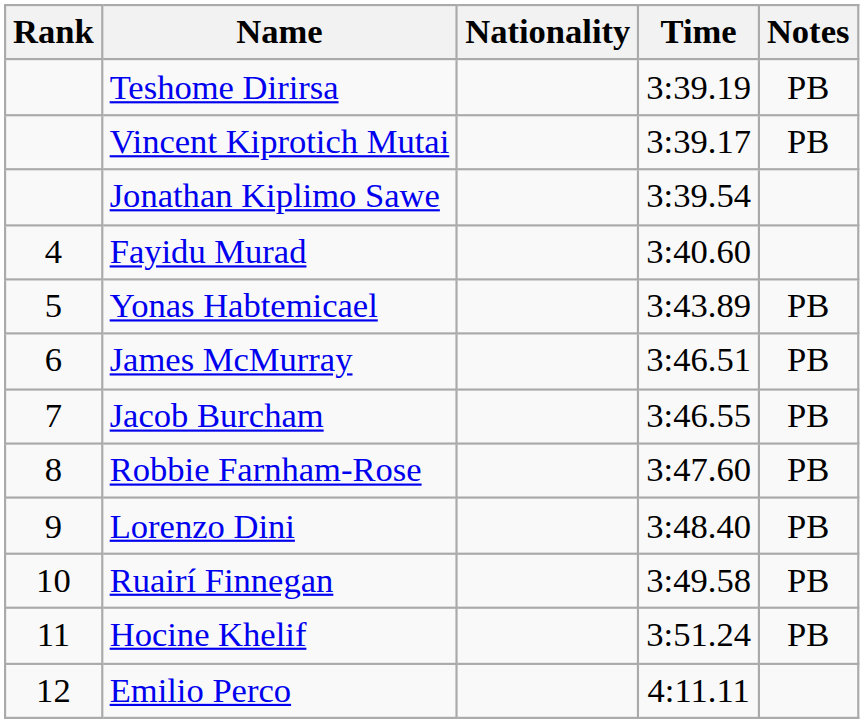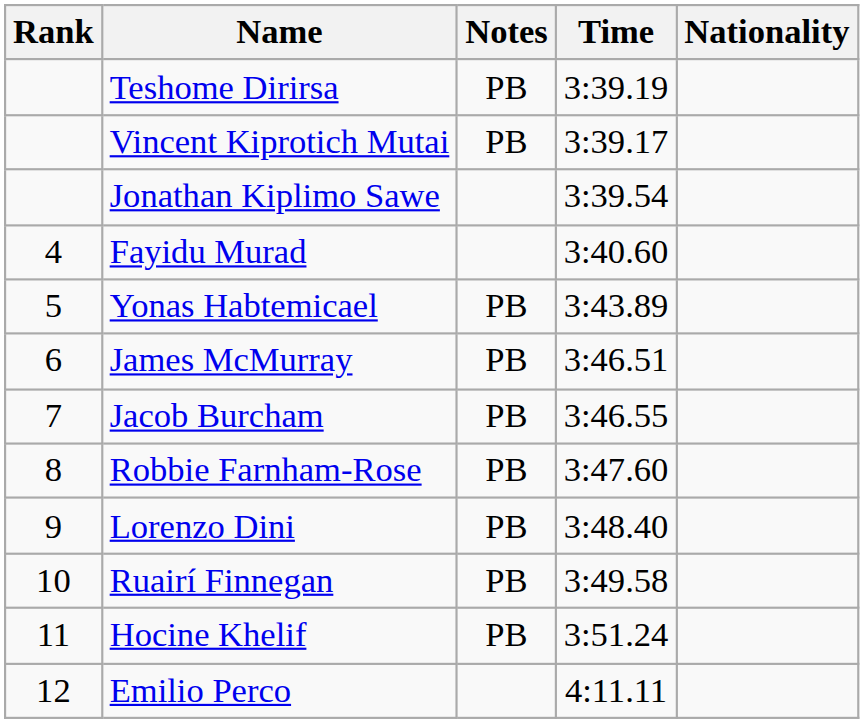columns swapped: (548, 31) <-> (808, 31)
